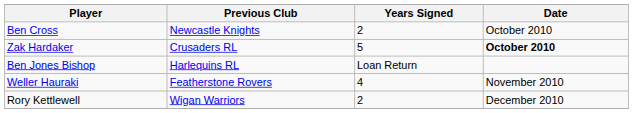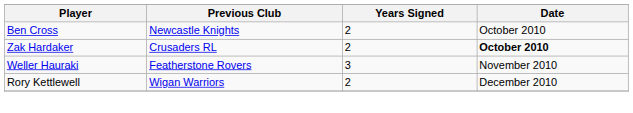(360, 48) 5 -> (348, 48) 2
- row: (51, 65)
(360, 83) 4 -> (348, 65) 3
